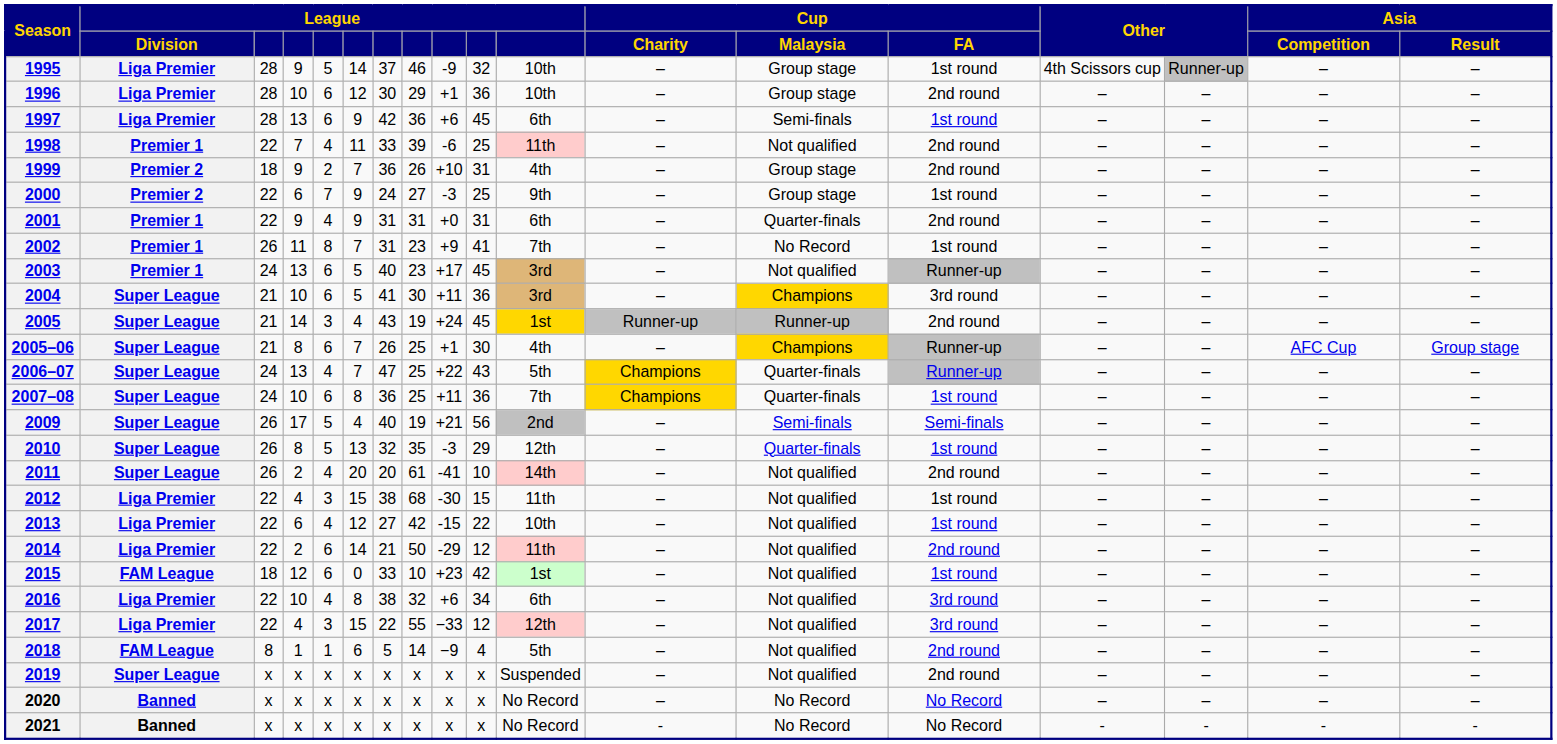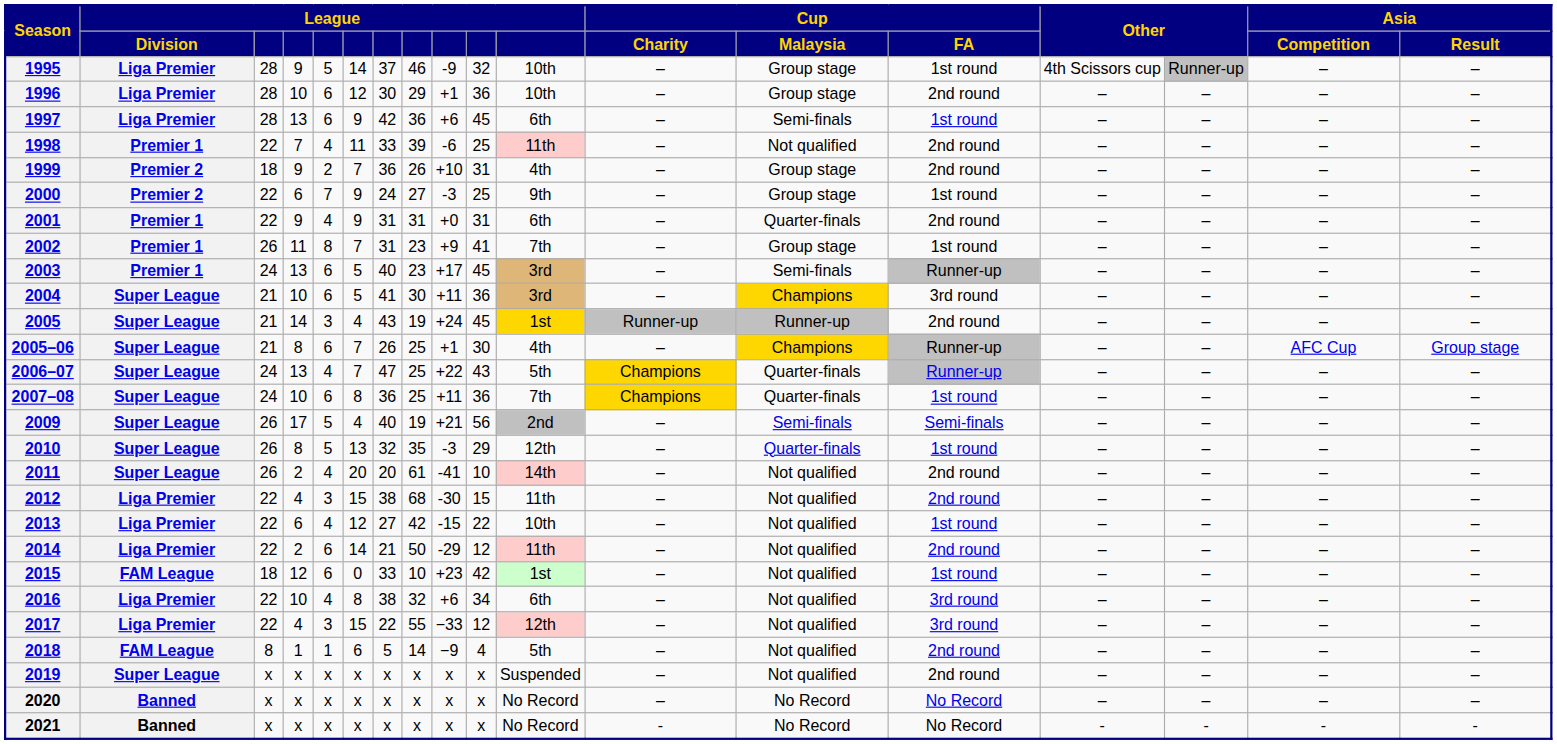(812, 246) No Record -> (812, 246) Group stage
(812, 271) Not qualified -> (812, 271) Semi-finals
(964, 498) 1st round -> (964, 498) 2nd round
